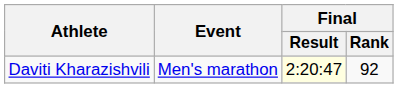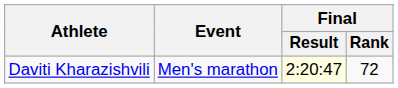(369, 70) 92 -> (369, 70) 72
